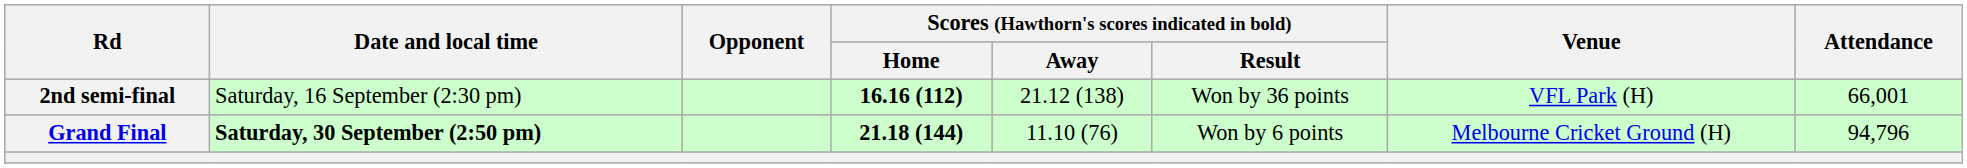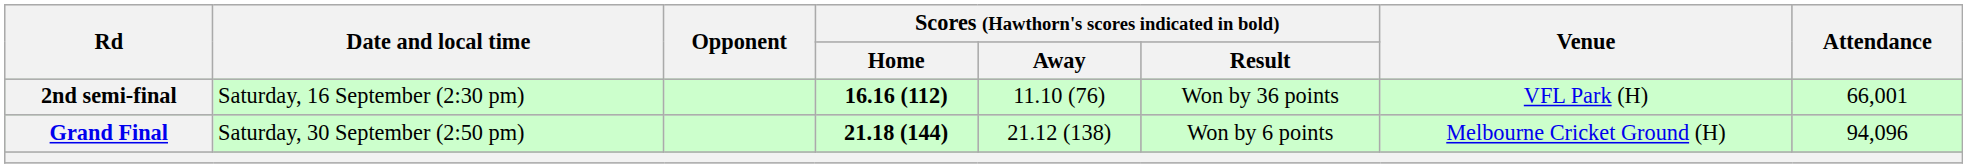(1072, 96) 21.12 (138) -> (1059, 96) 11.10 (76)
(378, 133) bold -> (371, 133) normal
(1072, 133) 11.10 (76) -> (1059, 133) 21.12 (138)
(1879, 133) 94,796 -> (1877, 133) 94,096
